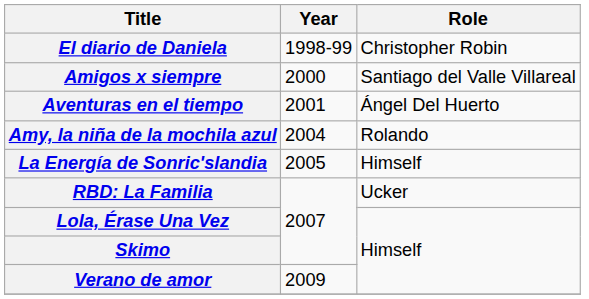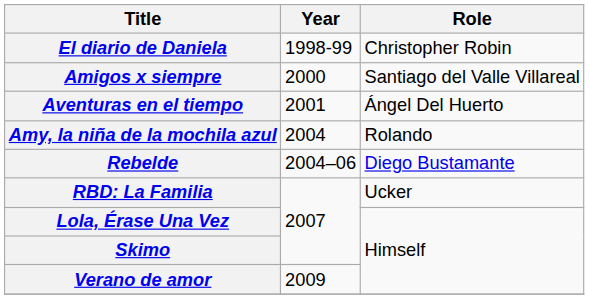+ row: (143, 163)
- row: (143, 163)
